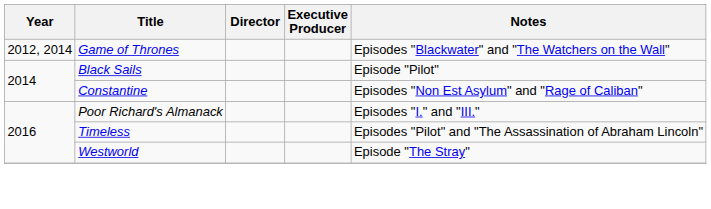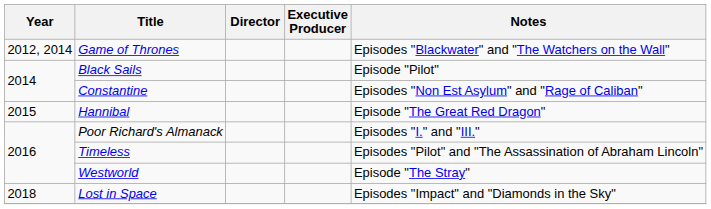+ row: (104, 111)
+ row: (117, 193)
